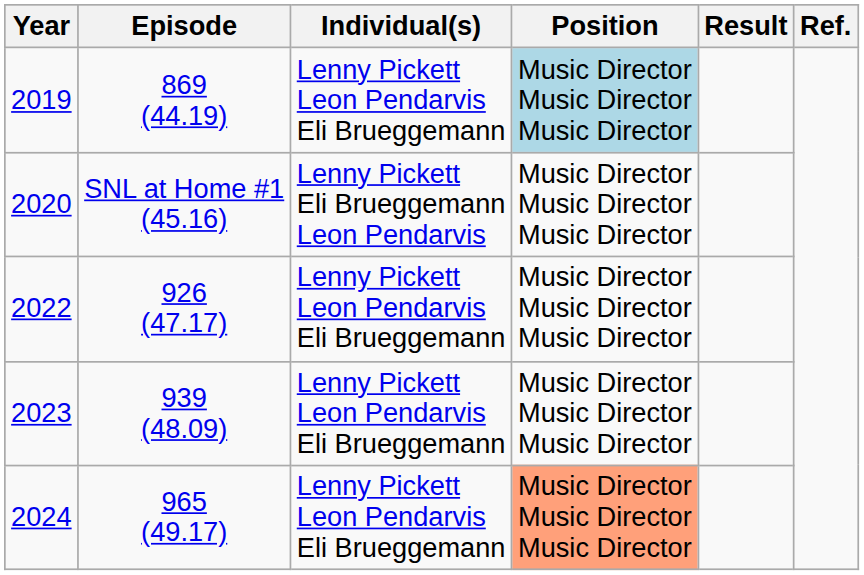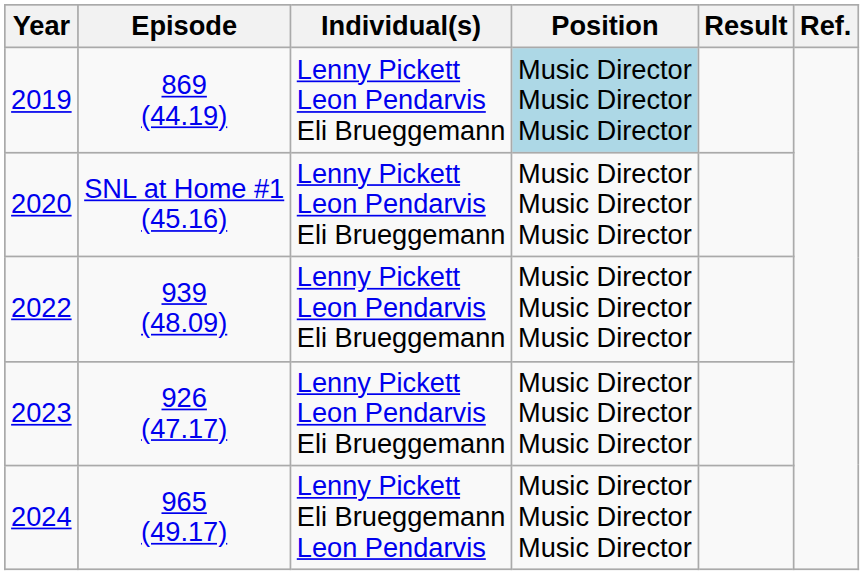(401, 204) Lenny Pickett Eli Brueggemann Leon Pendarvis -> (401, 204) Lenny Pickett Leon Pendarvis Eli Brueggemann
(184, 308) 926 (47.17) -> (184, 308) 939 (48.09)
(184, 412) 939 (48.09) -> (184, 412) 926 (47.17)
(401, 517) Lenny Pickett Leon Pendarvis Eli Brueggemann -> (401, 517) Lenny Pickett Eli Brueggemann Leon Pendarvis
(605, 517) lightsalmon background -> (605, 517) no background
